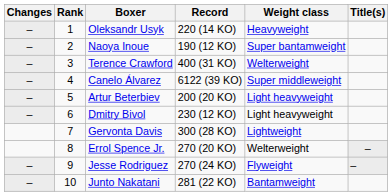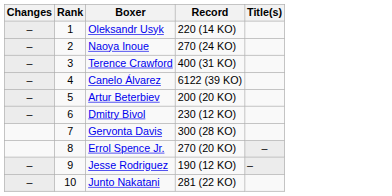- column: (296, 13)
(207, 47) 190 (12 KO) -> (207, 47) 270 (24 KO)
(207, 166) 270 (24 KO) -> (207, 166) 190 (12 KO)
